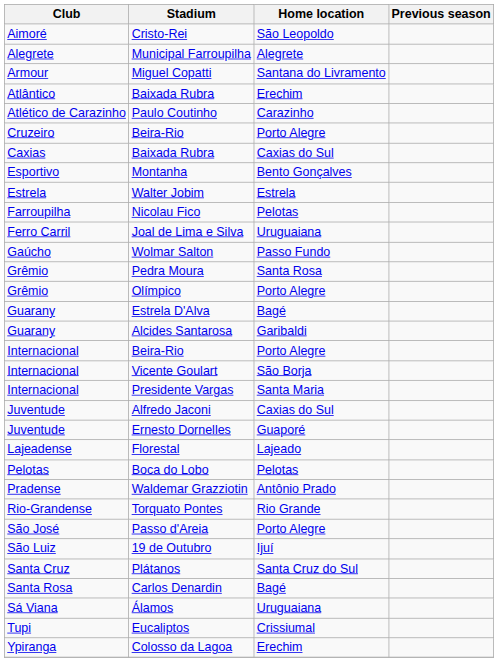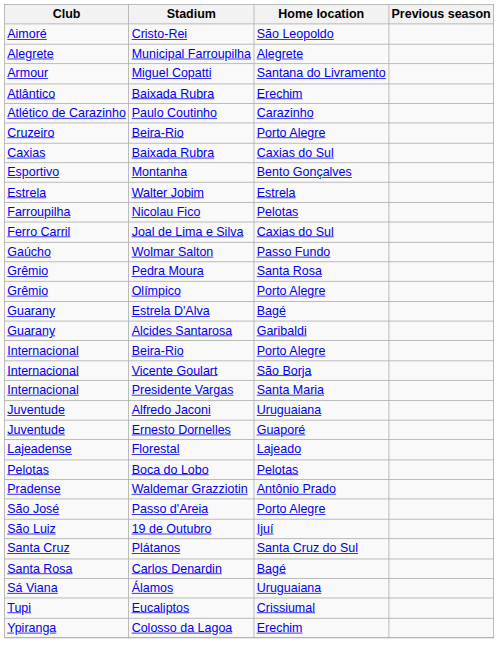(289, 232) Uruguaiana -> (295, 232) Caxias do Sul
(295, 410) Caxias do Sul -> (289, 410) Uruguaiana
- row: (50, 509)
